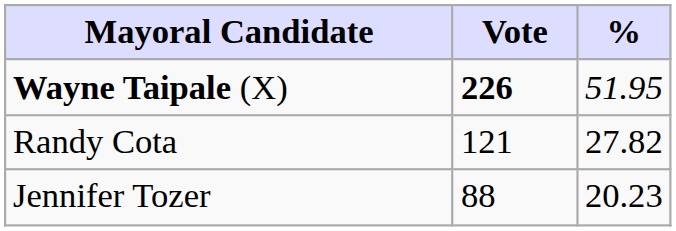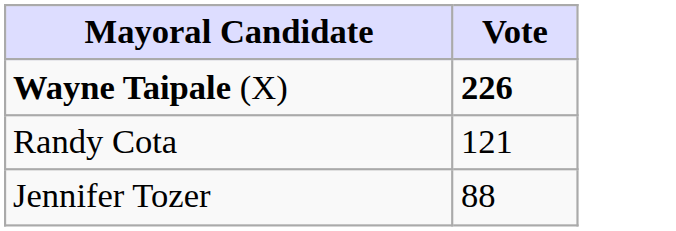- column: (624, 31)
